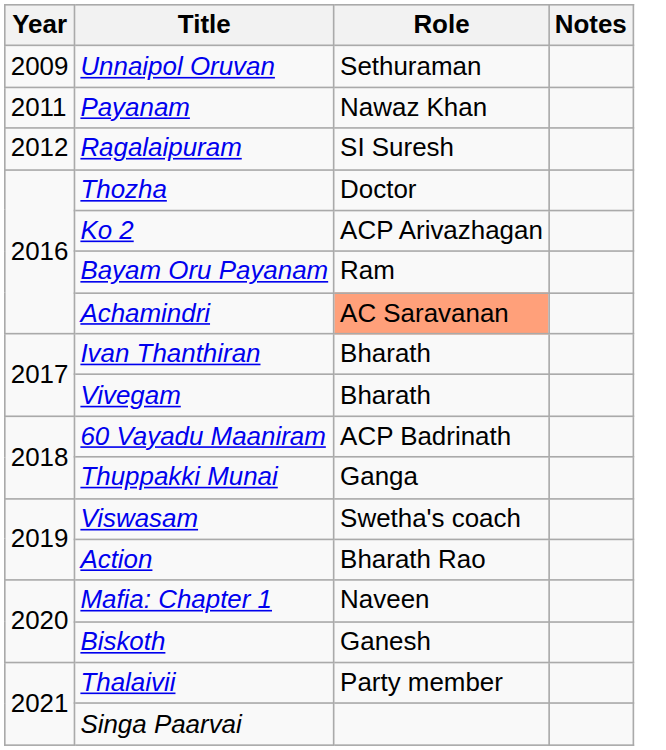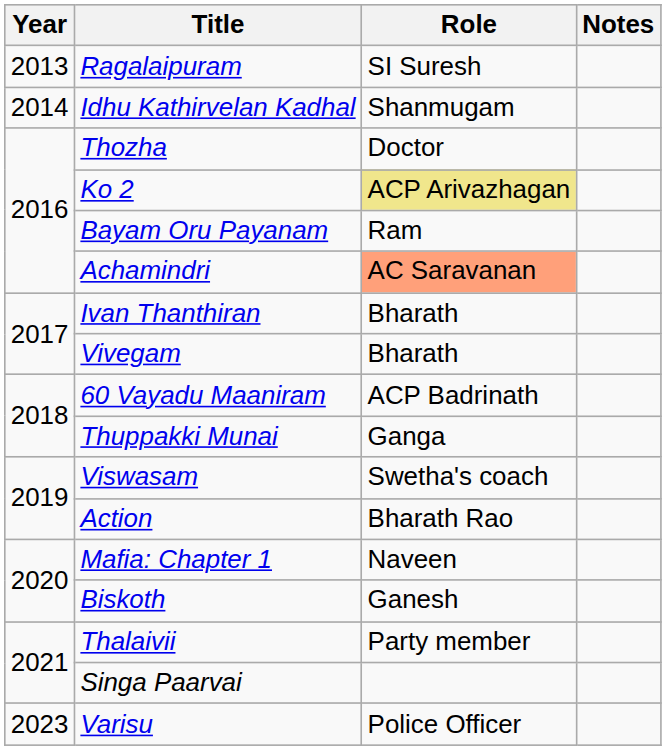- row: (178, 66)
- row: (135, 107)
(40, 148) 2012 -> (40, 66) 2013
+ row: (218, 107)
(441, 230) no background -> (469, 189) khaki background
+ row: (117, 723)
